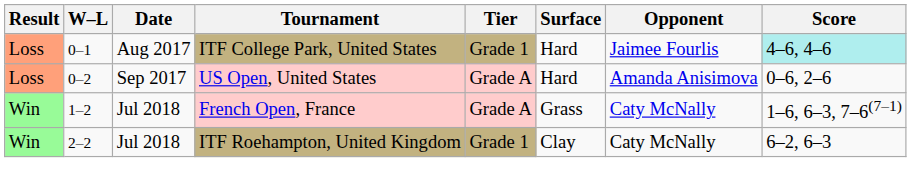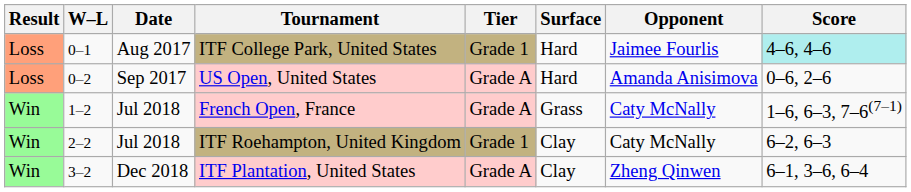+ row: (307, 171)
